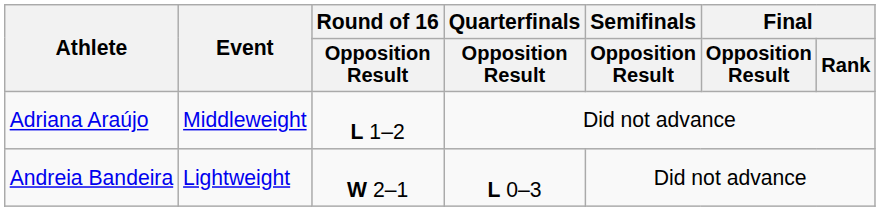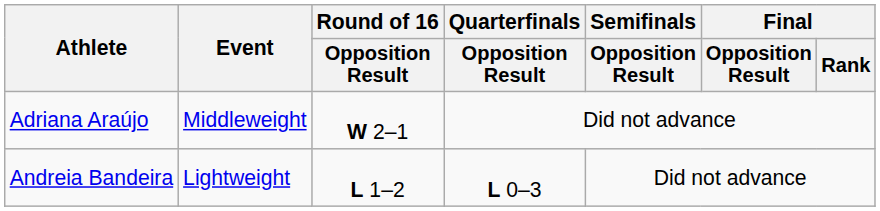(378, 132) L 1–2 -> (378, 132) W 2–1
(378, 189) W 2–1 -> (378, 189) L 1–2
